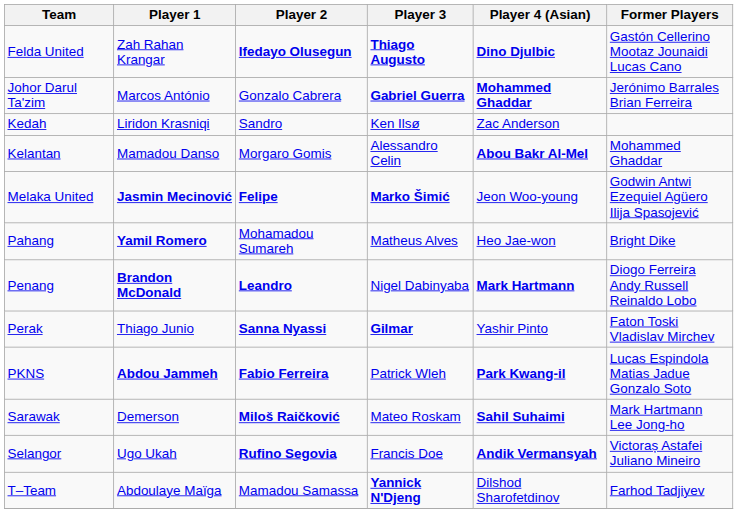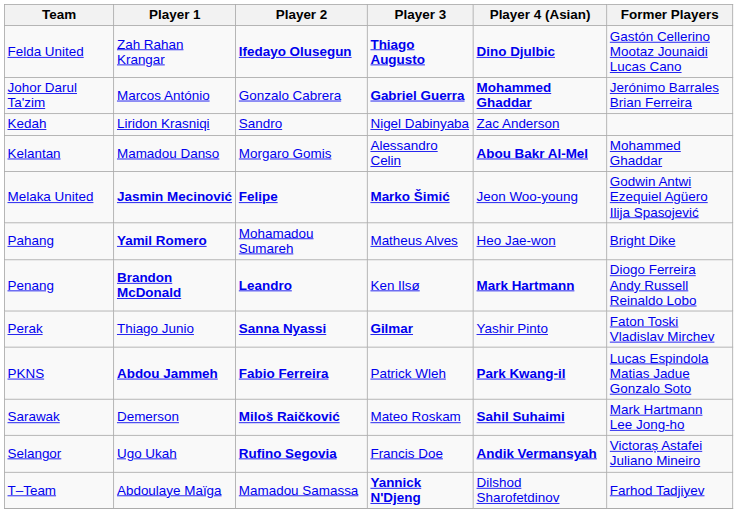(395, 124) Ken Ilsø -> (420, 124) Nigel Dabinyaba
(420, 285) Nigel Dabinyaba -> (395, 285) Ken Ilsø
